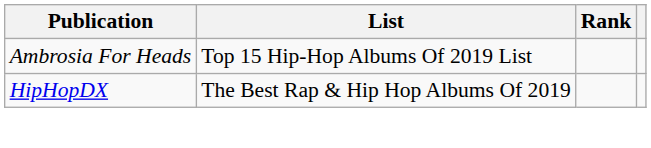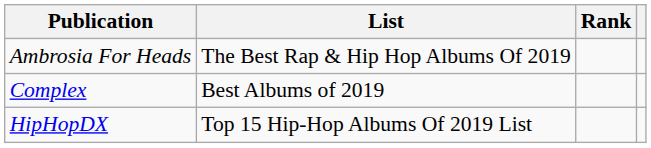(367, 55) Top 15 Hip-Hop Albums Of 2019 List -> (386, 55) The Best Rap & Hip Hop Albums Of 2019
+ row: (48, 90)
(386, 90) The Best Rap & Hip Hop Albums Of 2019 -> (367, 124) Top 15 Hip-Hop Albums Of 2019 List
